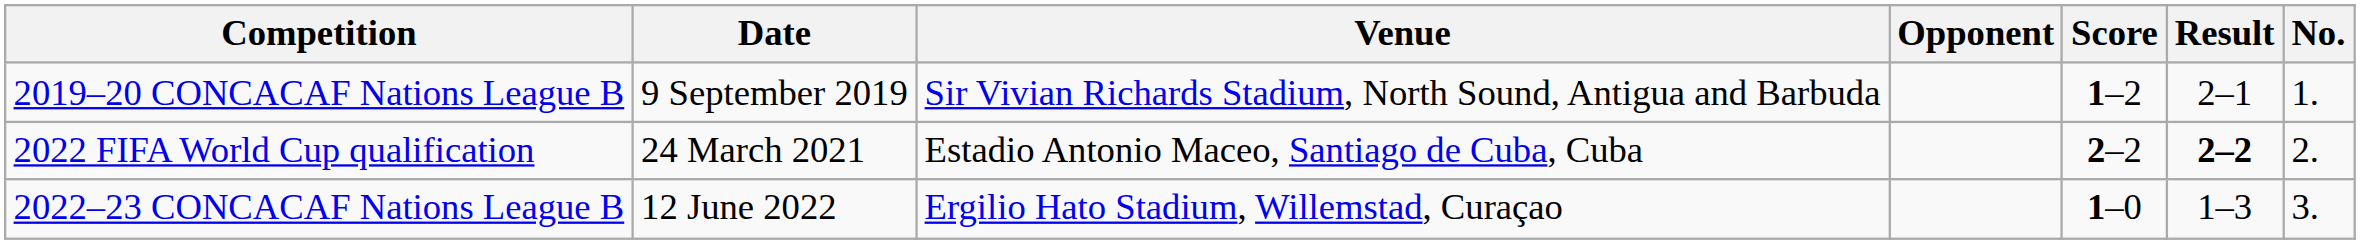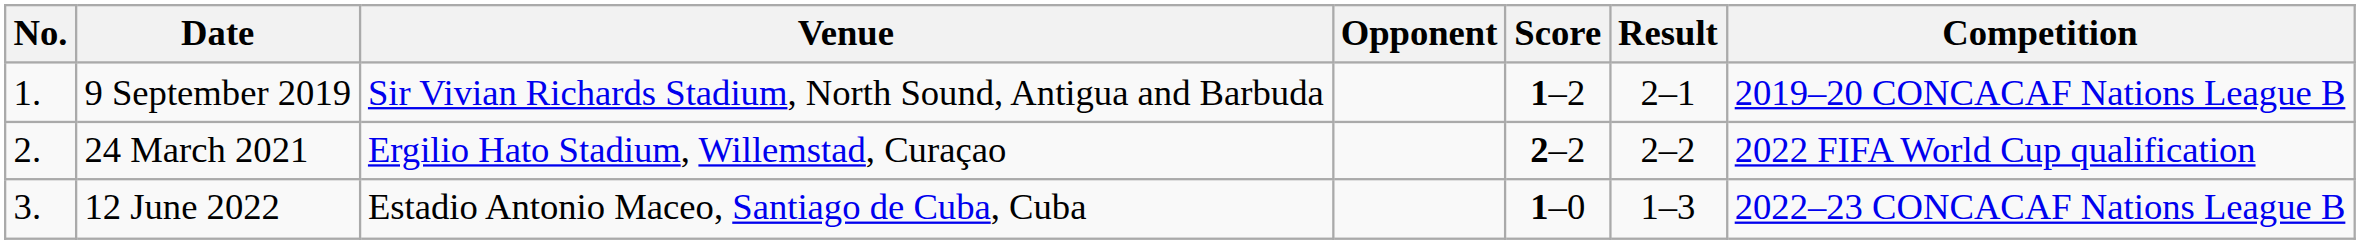columns swapped: (2318, 33) <-> (319, 33)
(1284, 149) Estadio Antonio Maceo, Santiago de Cuba, Cuba -> (687, 149) Ergilio Hato Stadium, Willemstad, Curaçao
(2225, 149) bold -> (1668, 149) normal
(1244, 207) Ergilio Hato Stadium, Willemstad, Curaçao -> (727, 207) Estadio Antonio Maceo, Santiago de Cuba, Cuba
